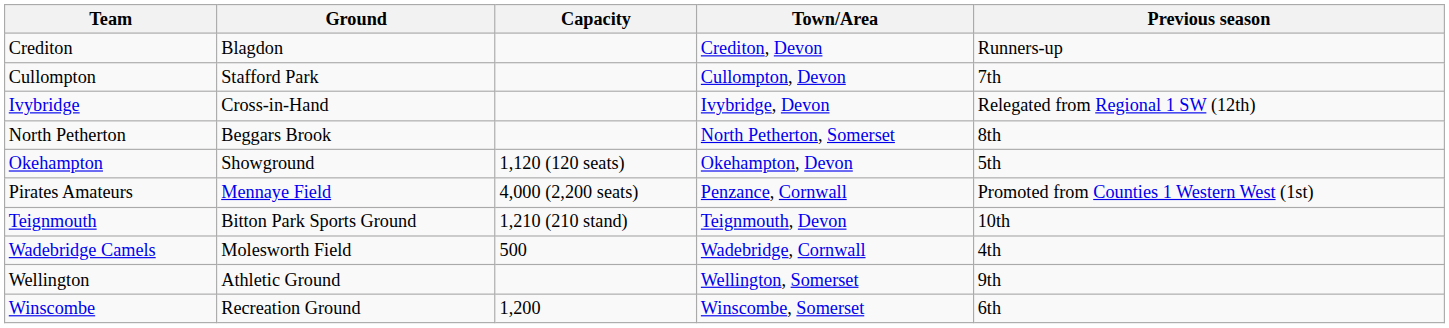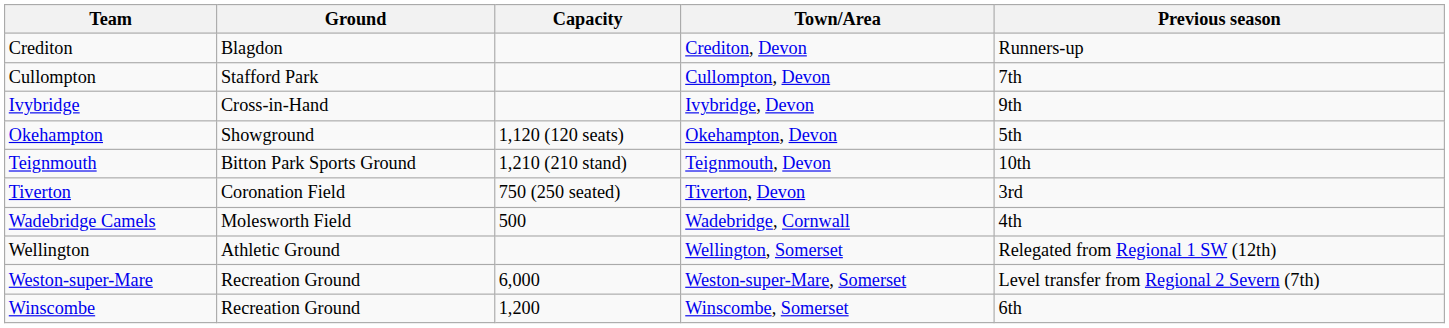(1117, 105) Relegated from Regional 1 SW (12th) -> (1010, 105) 9th
- row: (67, 134)
- row: (71, 192)
+ row: (40, 192)
(989, 279) 9th -> (1137, 250) Relegated from Regional 1 SW (12th)
+ row: (81, 279)
